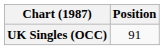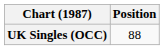(135, 34) 91 -> (135, 34) 88
